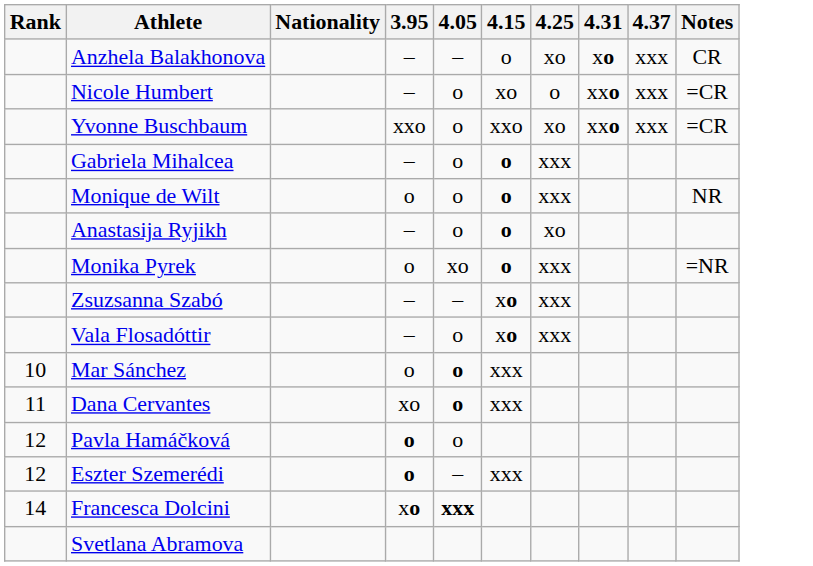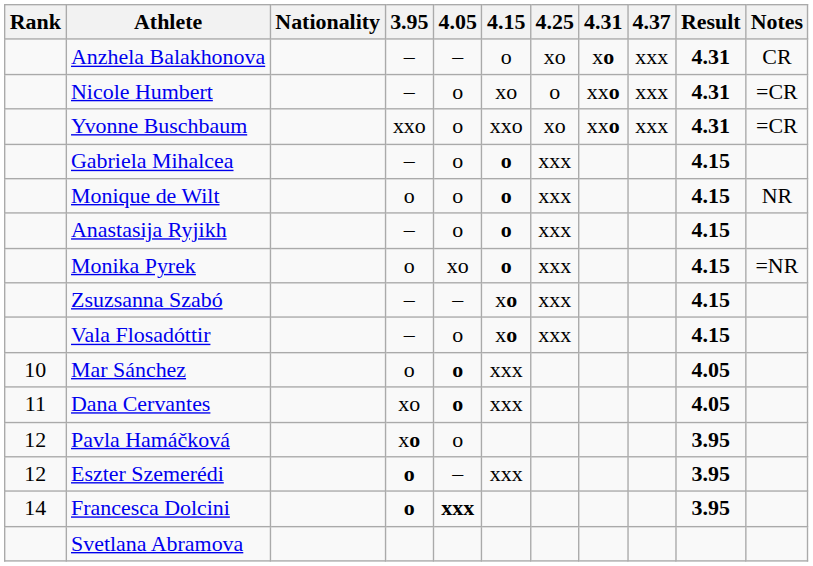+ column: (711, 21)
(555, 230) xo -> (555, 230) xxx
(409, 439) o -> (409, 439) xo
(409, 508) xo -> (409, 508) o
